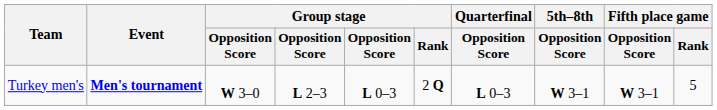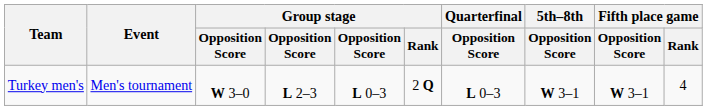(146, 85) bold -> (141, 85) normal
(693, 85) 5 -> (683, 85) 4
